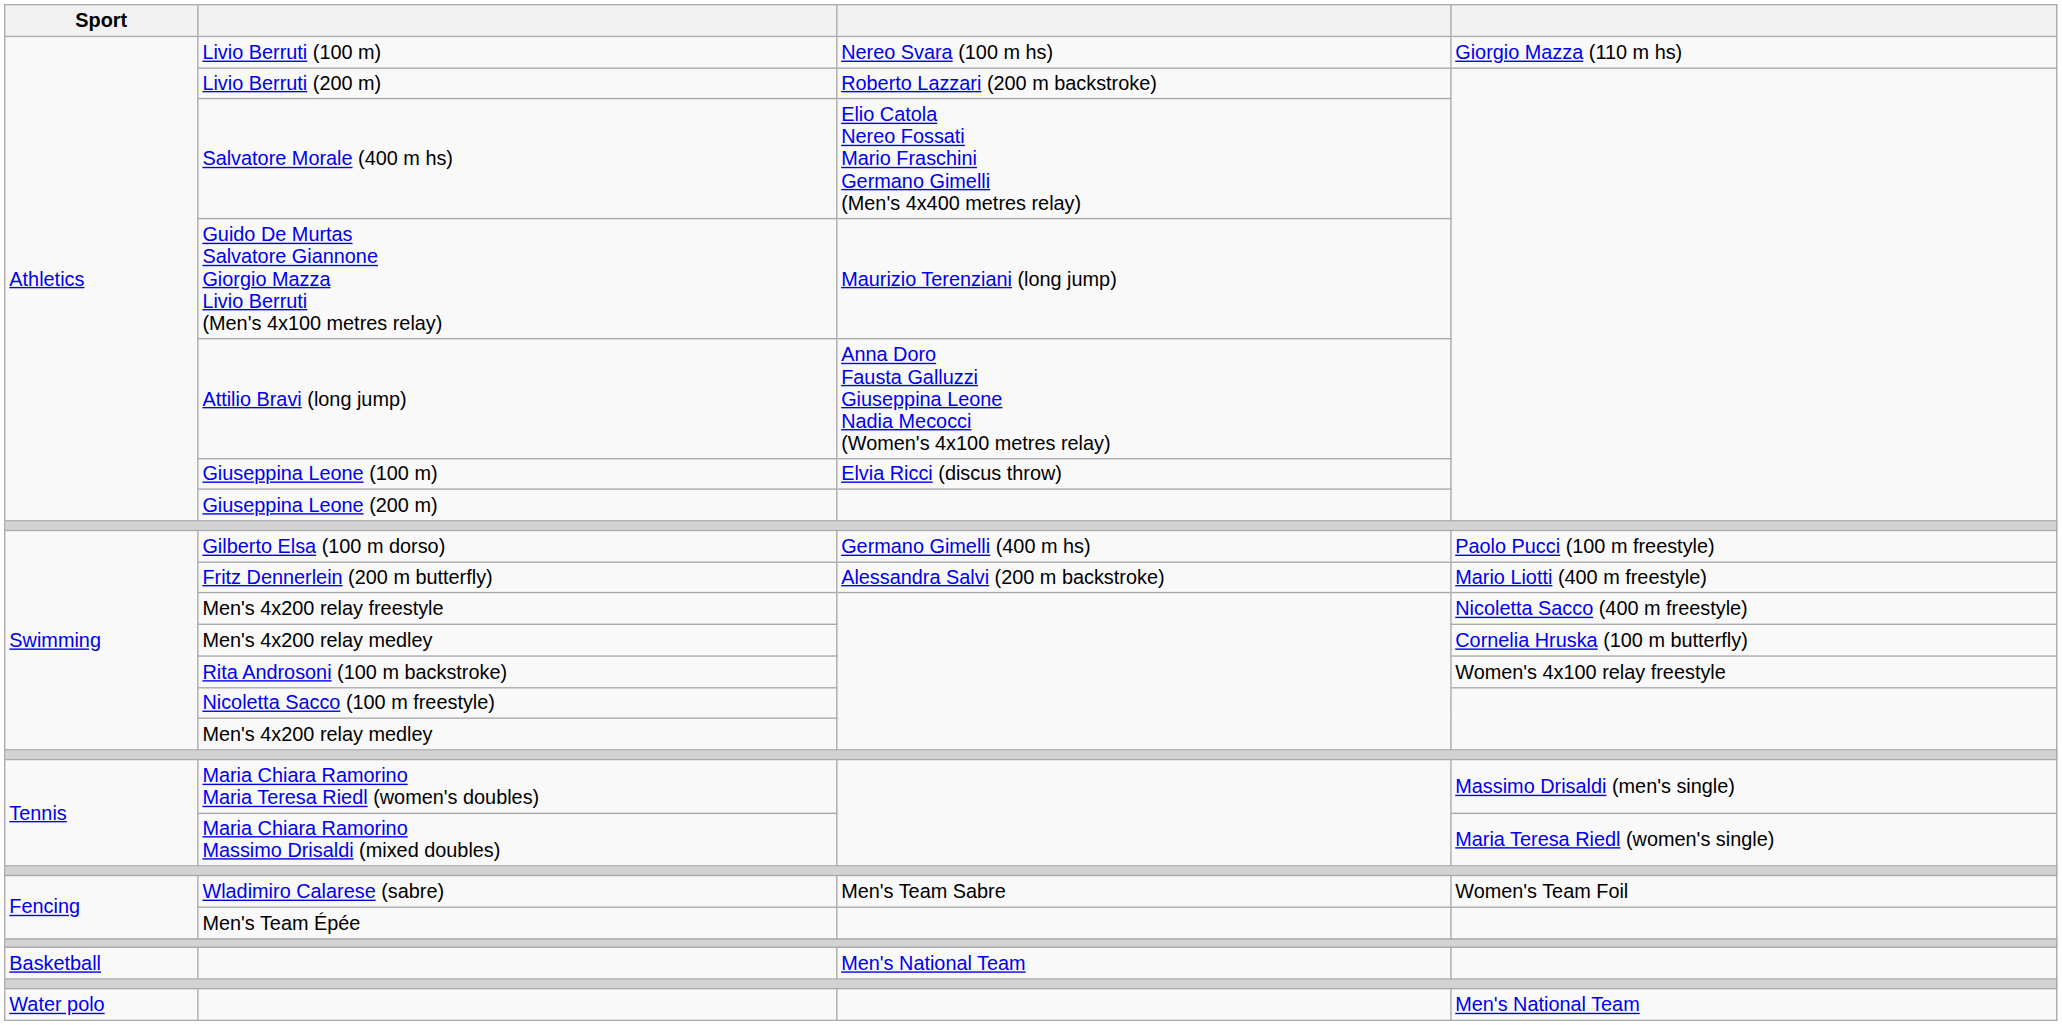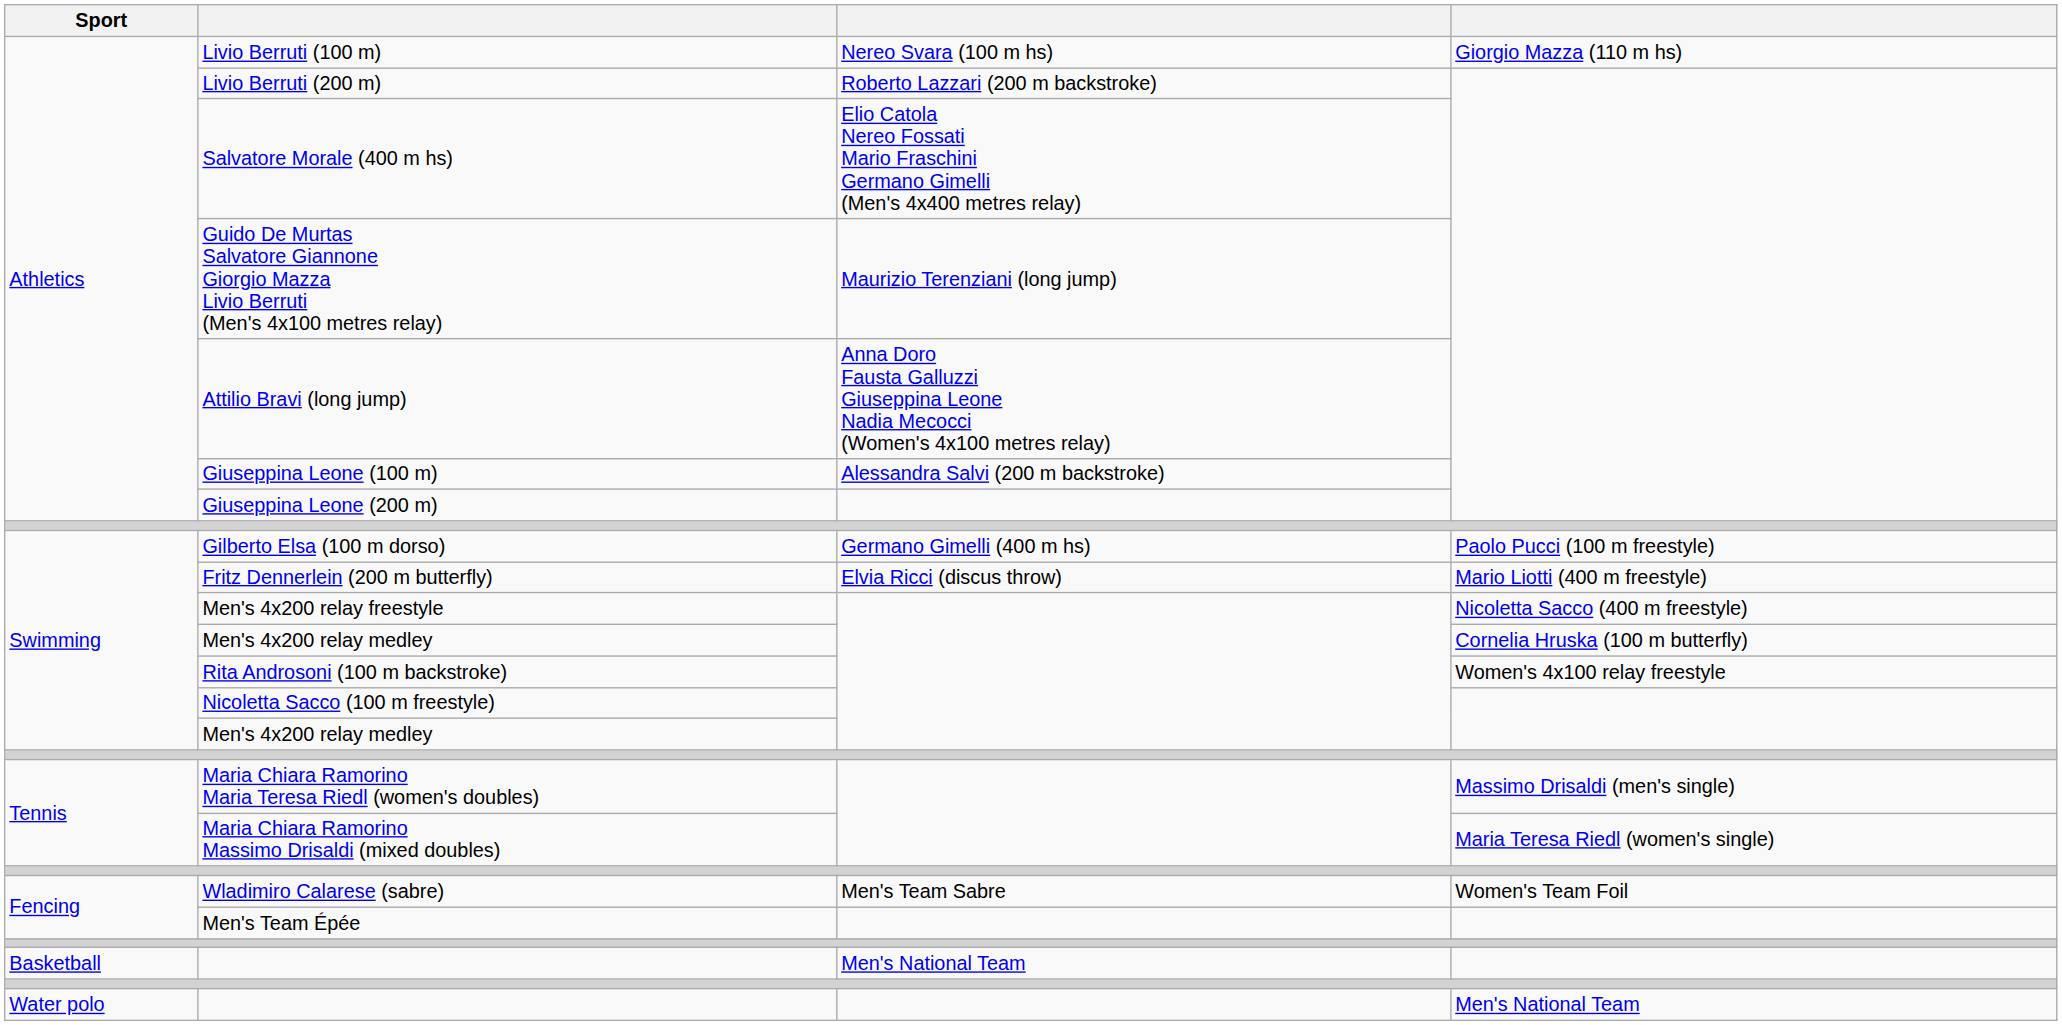(952, 474) Elvia Ricci (discus throw) -> (1003, 474) Alessandra Salvi (200 m backstroke)
(1003, 578) Alessandra Salvi (200 m backstroke) -> (952, 578) Elvia Ricci (discus throw)
